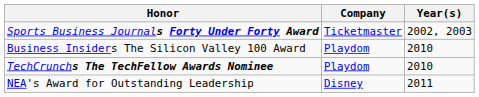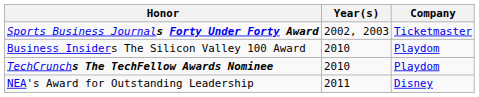columns swapped: (363, 13) <-> (440, 13)
